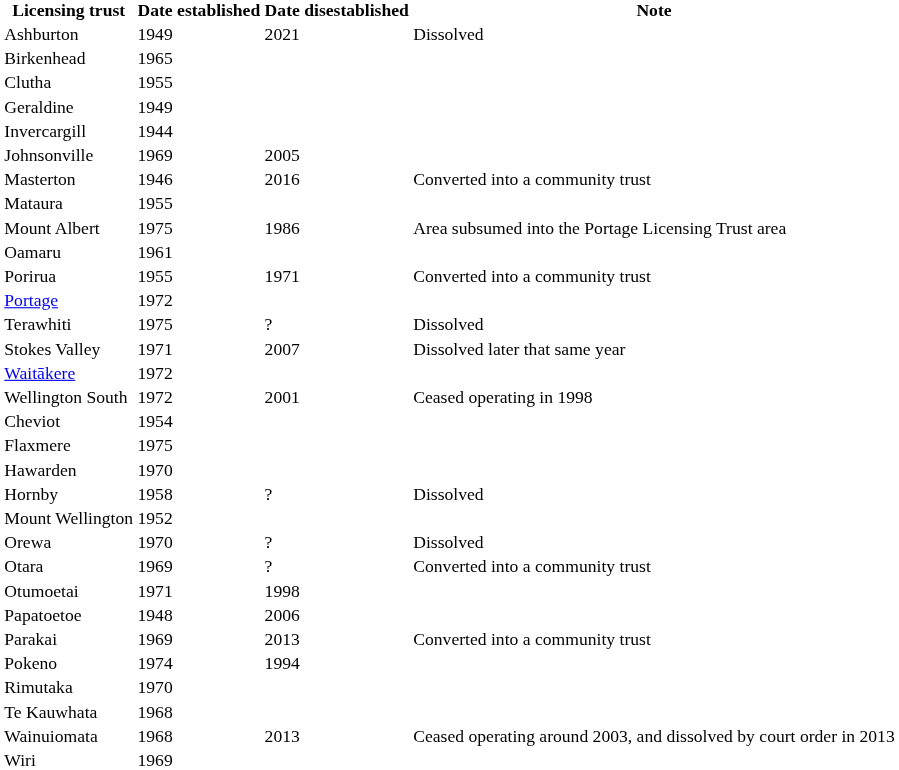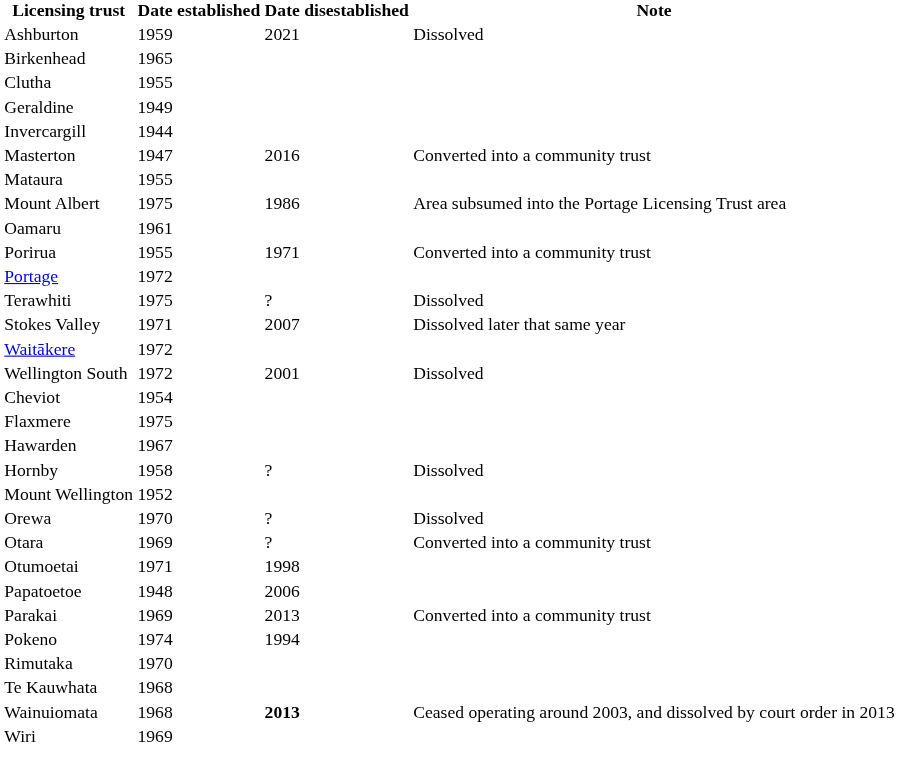(155, 34) 1949 -> (155, 34) 1959
- row: (49, 155)
(155, 179) 1946 -> (155, 155) 1947
(503, 397) Ceased operating in 1998 -> (448, 373) Dissolved
(155, 469) 1970 -> (155, 445) 1967
(282, 736) normal -> (282, 711) bold
